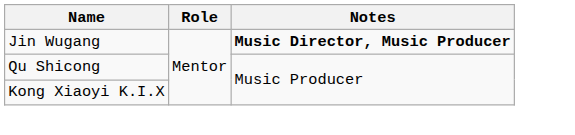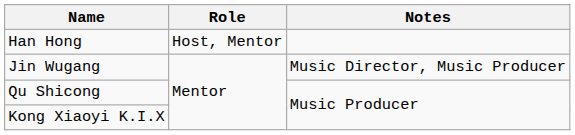+ row: (45, 42)
(373, 42) bold -> (428, 67) normal
